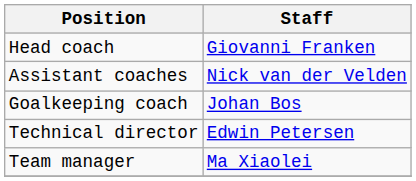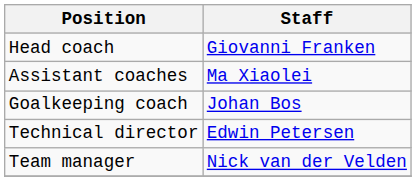(307, 76) Nick van der Velden -> (259, 76) Ma Xiaolei
(259, 162) Ma Xiaolei -> (307, 162) Nick van der Velden
